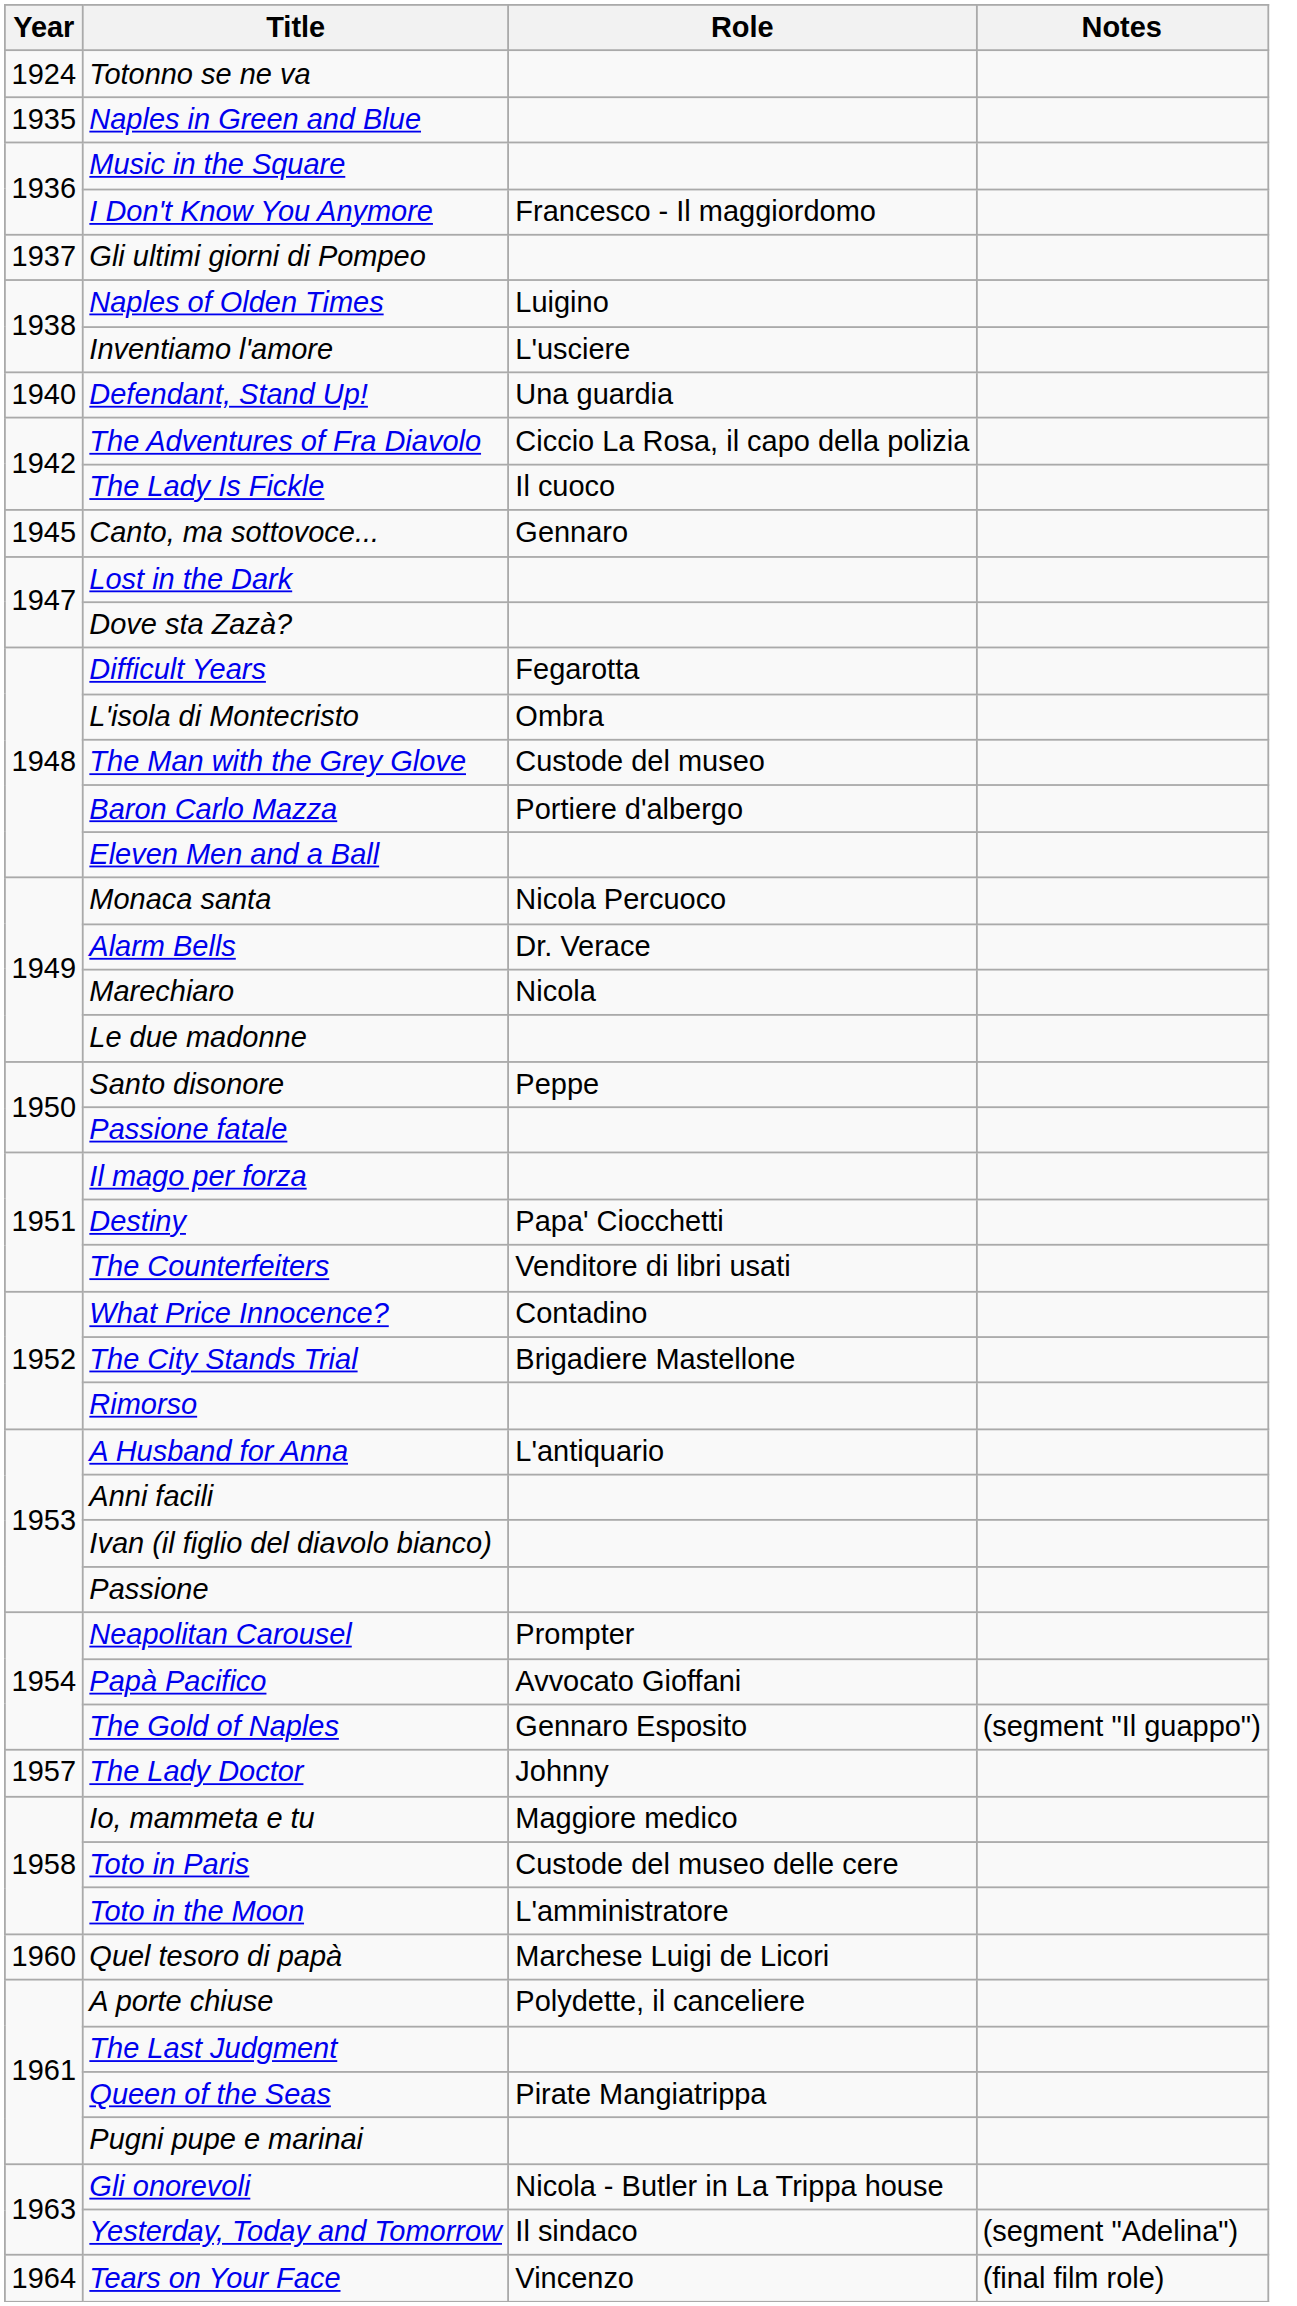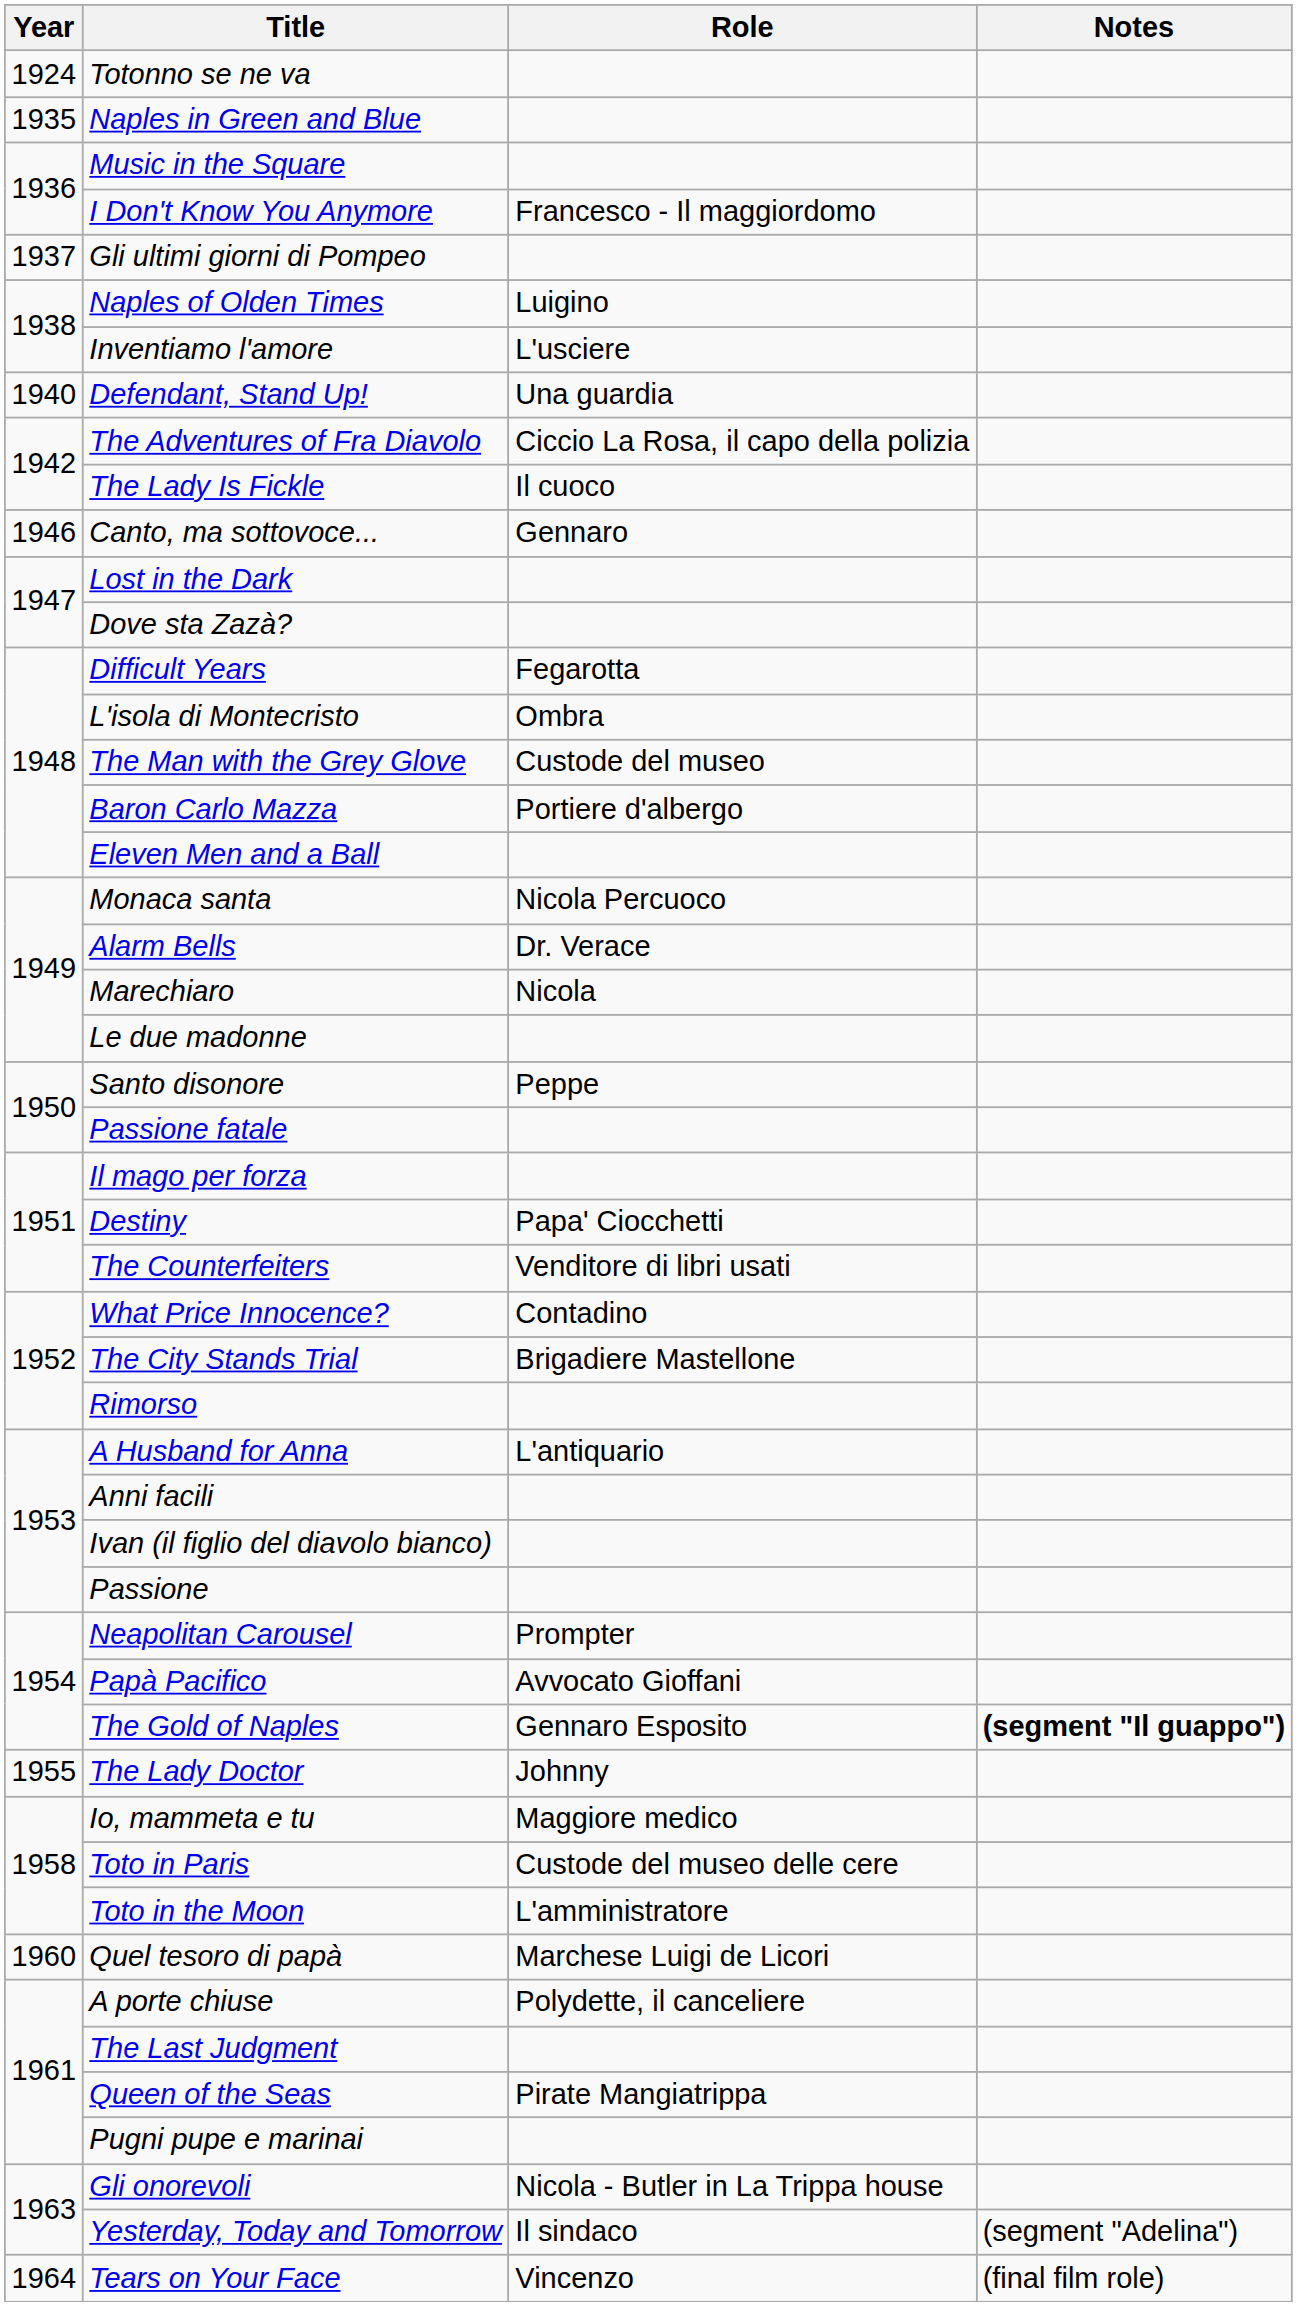(44, 532) 1945 -> (44, 532) 1946
(1122, 1726) normal -> (1134, 1726) bold
(44, 1772) 1957 -> (44, 1772) 1955
